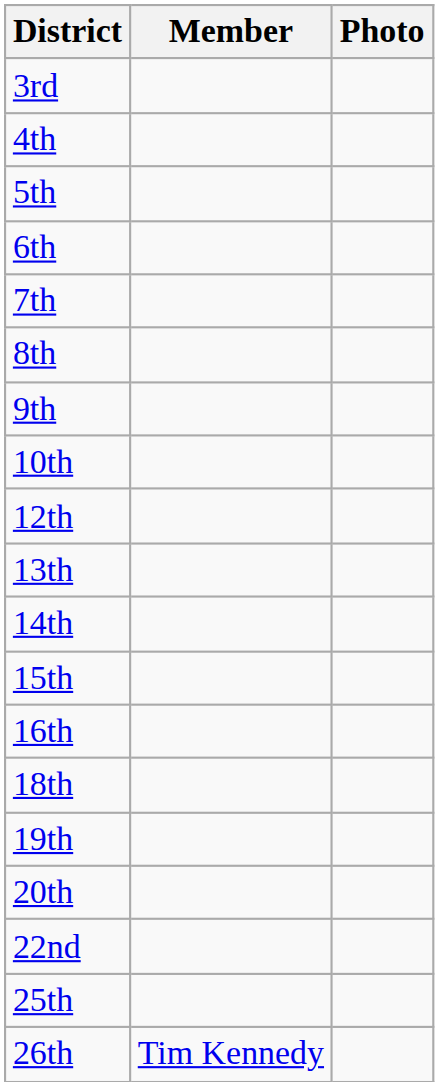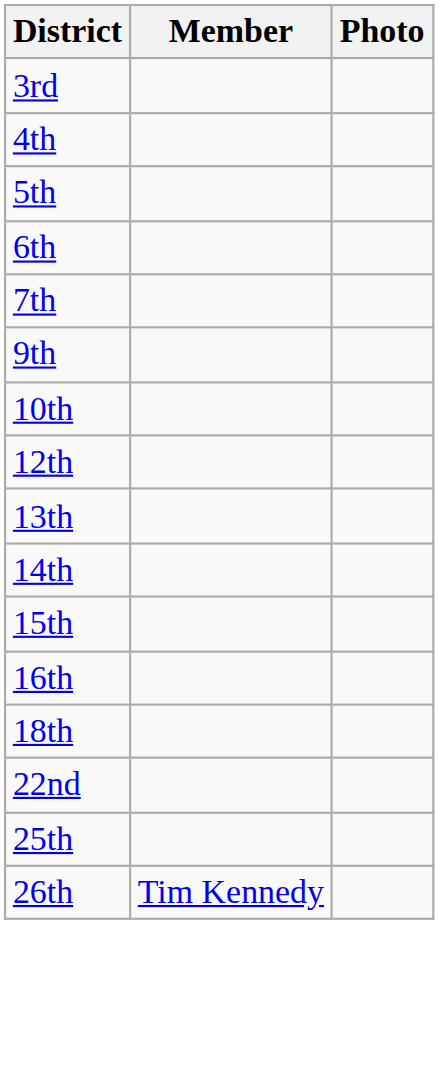- row: (35, 354)
- row: (43, 838)
- row: (43, 892)
